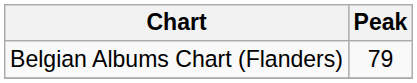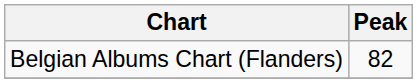(381, 59) 79 -> (381, 59) 82
